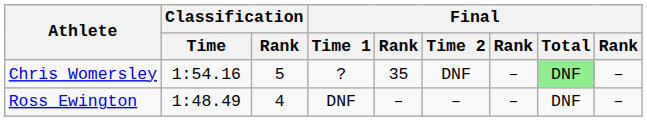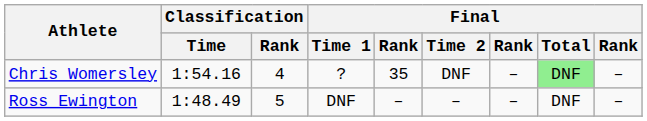(280, 74) 5 -> (280, 74) 4
(280, 101) 4 -> (280, 101) 5
